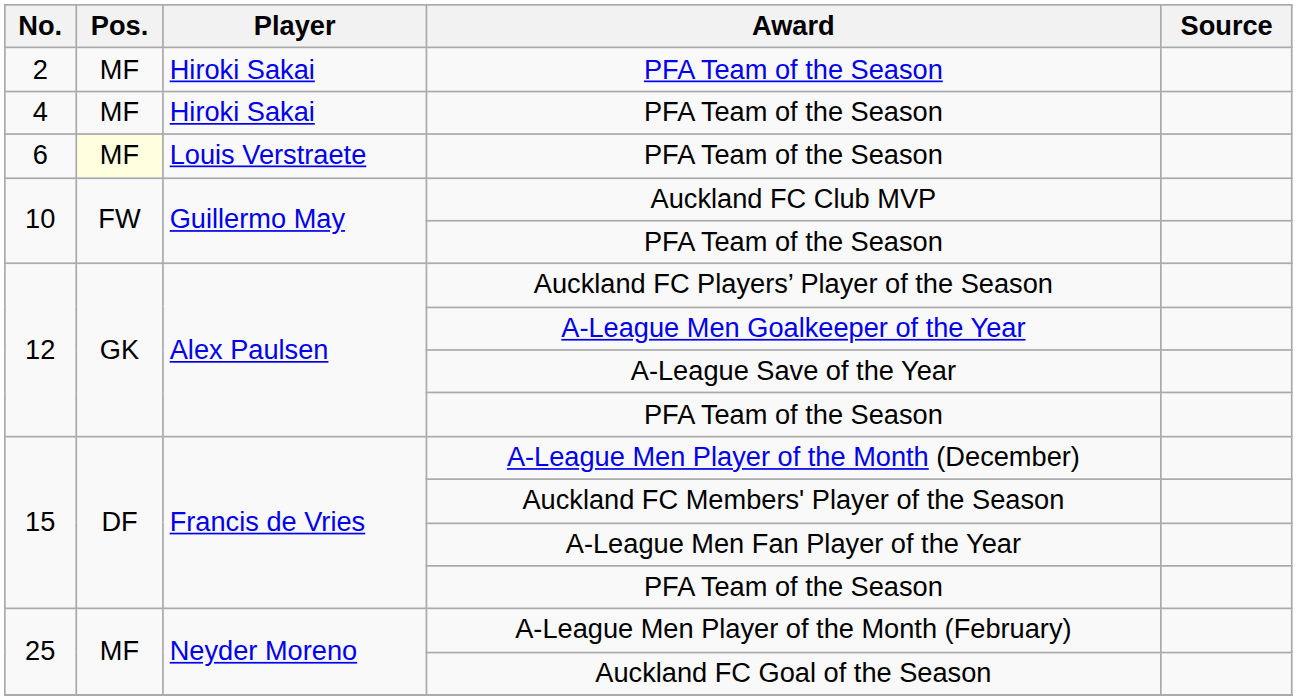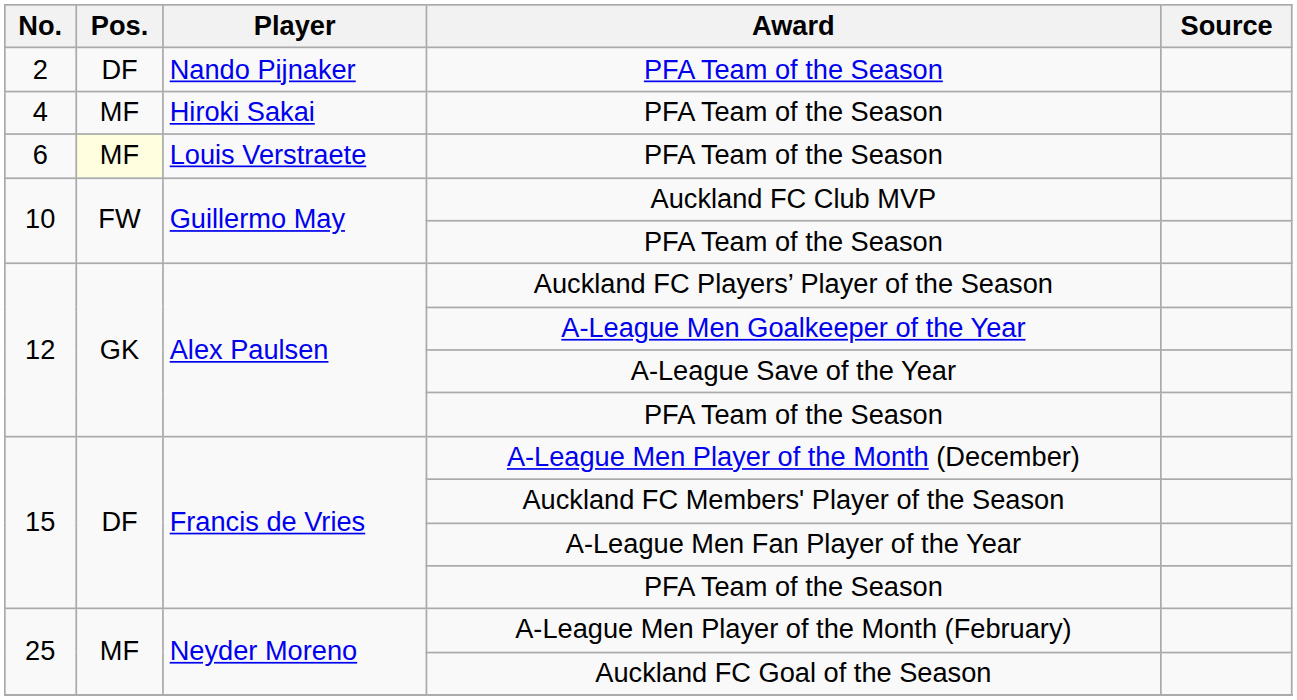(120, 69) MF -> (120, 69) DF
(242, 69) Hiroki Sakai -> (263, 69) Nando Pijnaker
